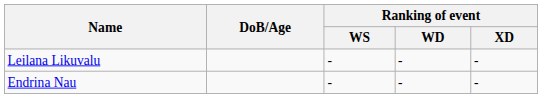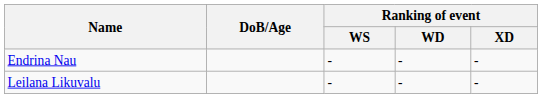rows swapped: (54, 60) <-> (42, 82)
